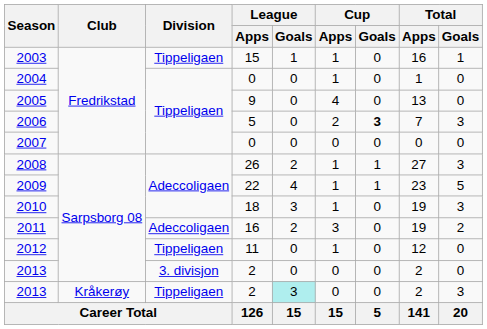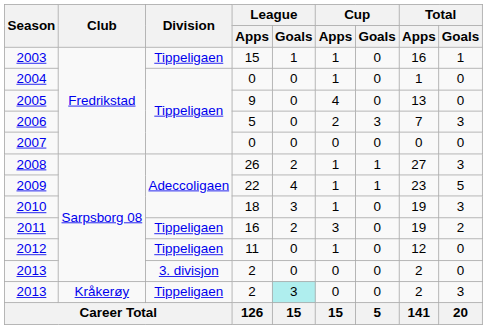(377, 121) bold -> (377, 121) normal
(189, 228) Adeccoligaen -> (189, 228) Tippeligaen
